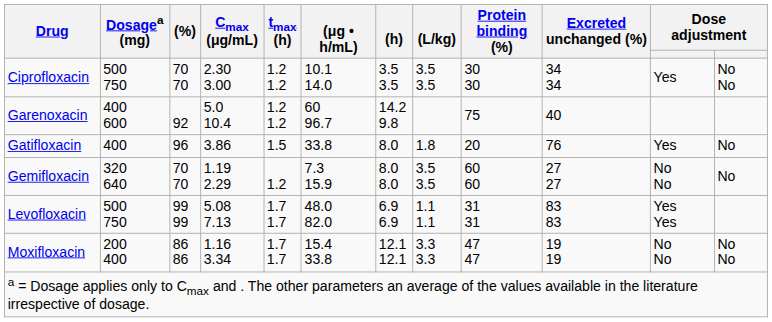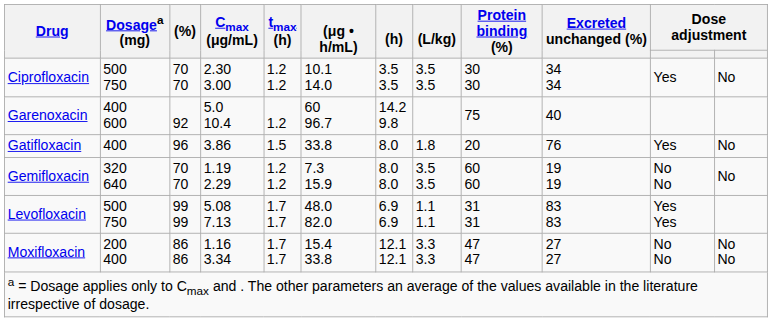(726, 77) No No -> (726, 77) No
(277, 115) 1.2 1.2 -> (277, 123) 1.2
(277, 184) 1.2 -> (277, 176) 1.2 1.2
(554, 176) 27 27 -> (554, 176) 19 19
(554, 252) 19 19 -> (554, 252) 27 27
